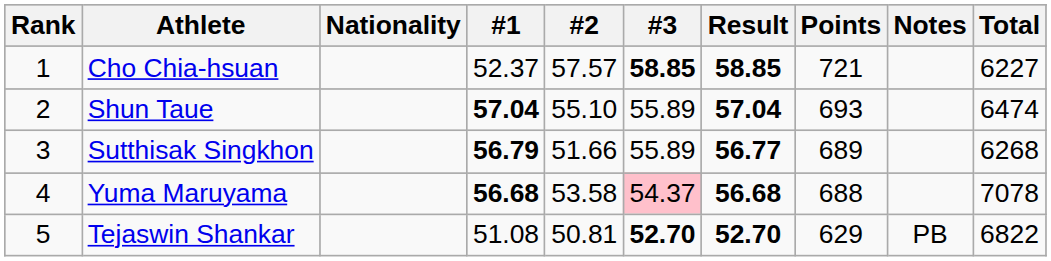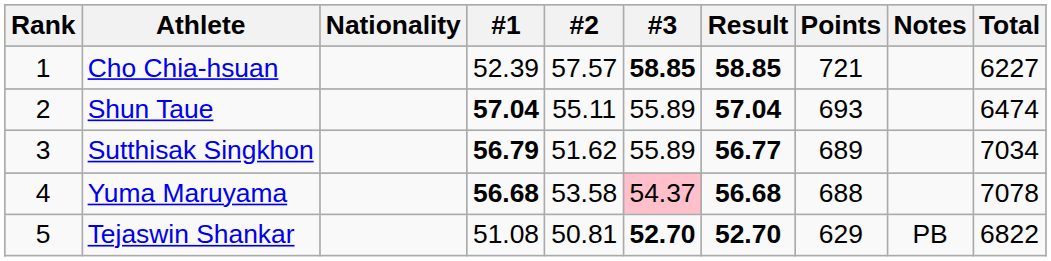(506, 67) 52.37 -> (506, 67) 52.39
(584, 109) 55.10 -> (584, 109) 55.11
(584, 151) 51.66 -> (584, 151) 51.62
(1009, 151) 6268 -> (1009, 151) 7034
